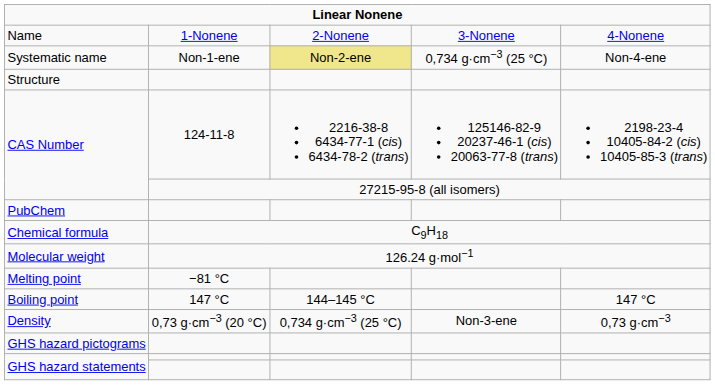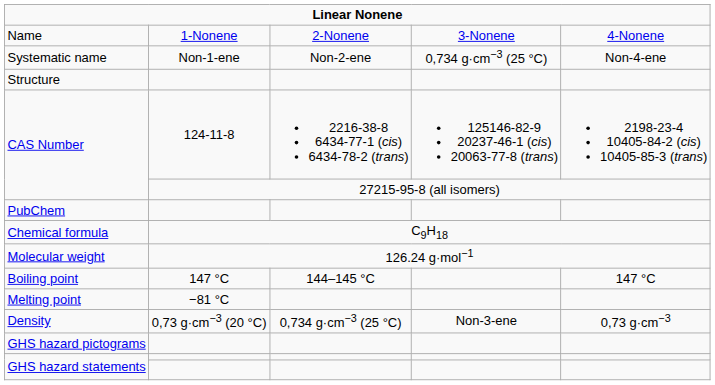(341, 58) khaki background -> (341, 58) no background
rows swapped: (44, 279) <-> (43, 299)
